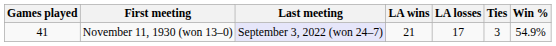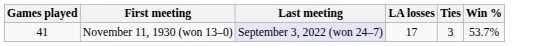- column: (409, 13)
(531, 32) 54.9% -> (484, 32) 53.7%
